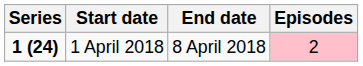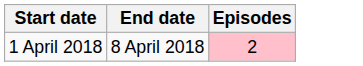- column: (35, 18)
